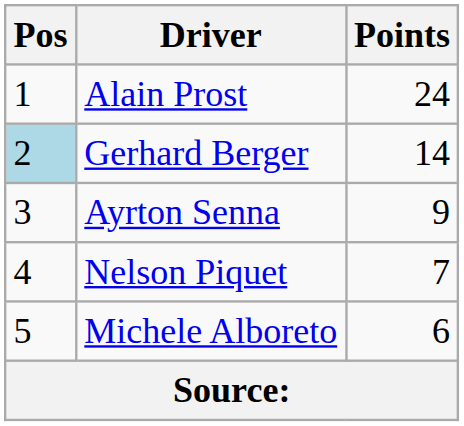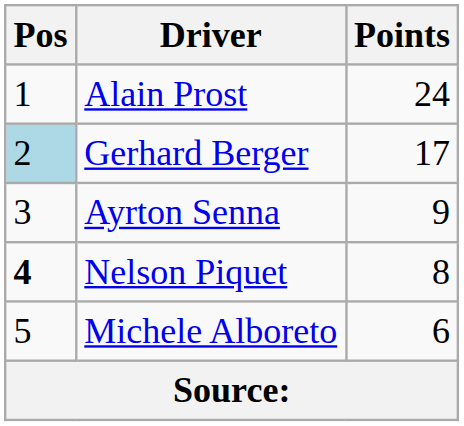(432, 153) 14 -> (432, 153) 17
(23, 271) normal -> (23, 271) bold
(441, 271) 7 -> (441, 271) 8
